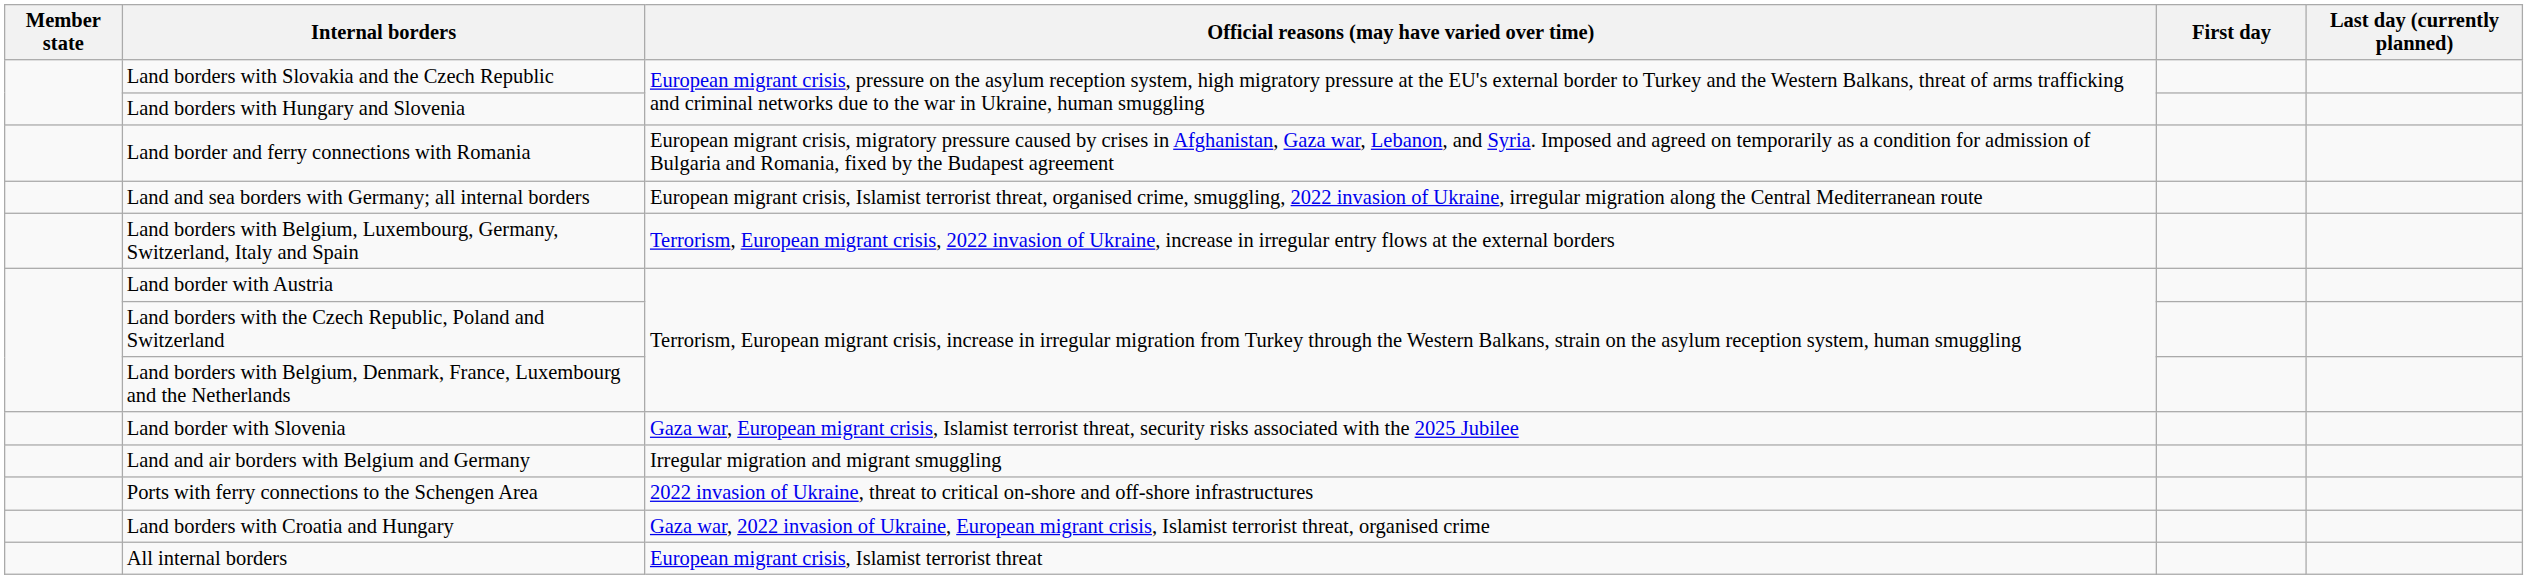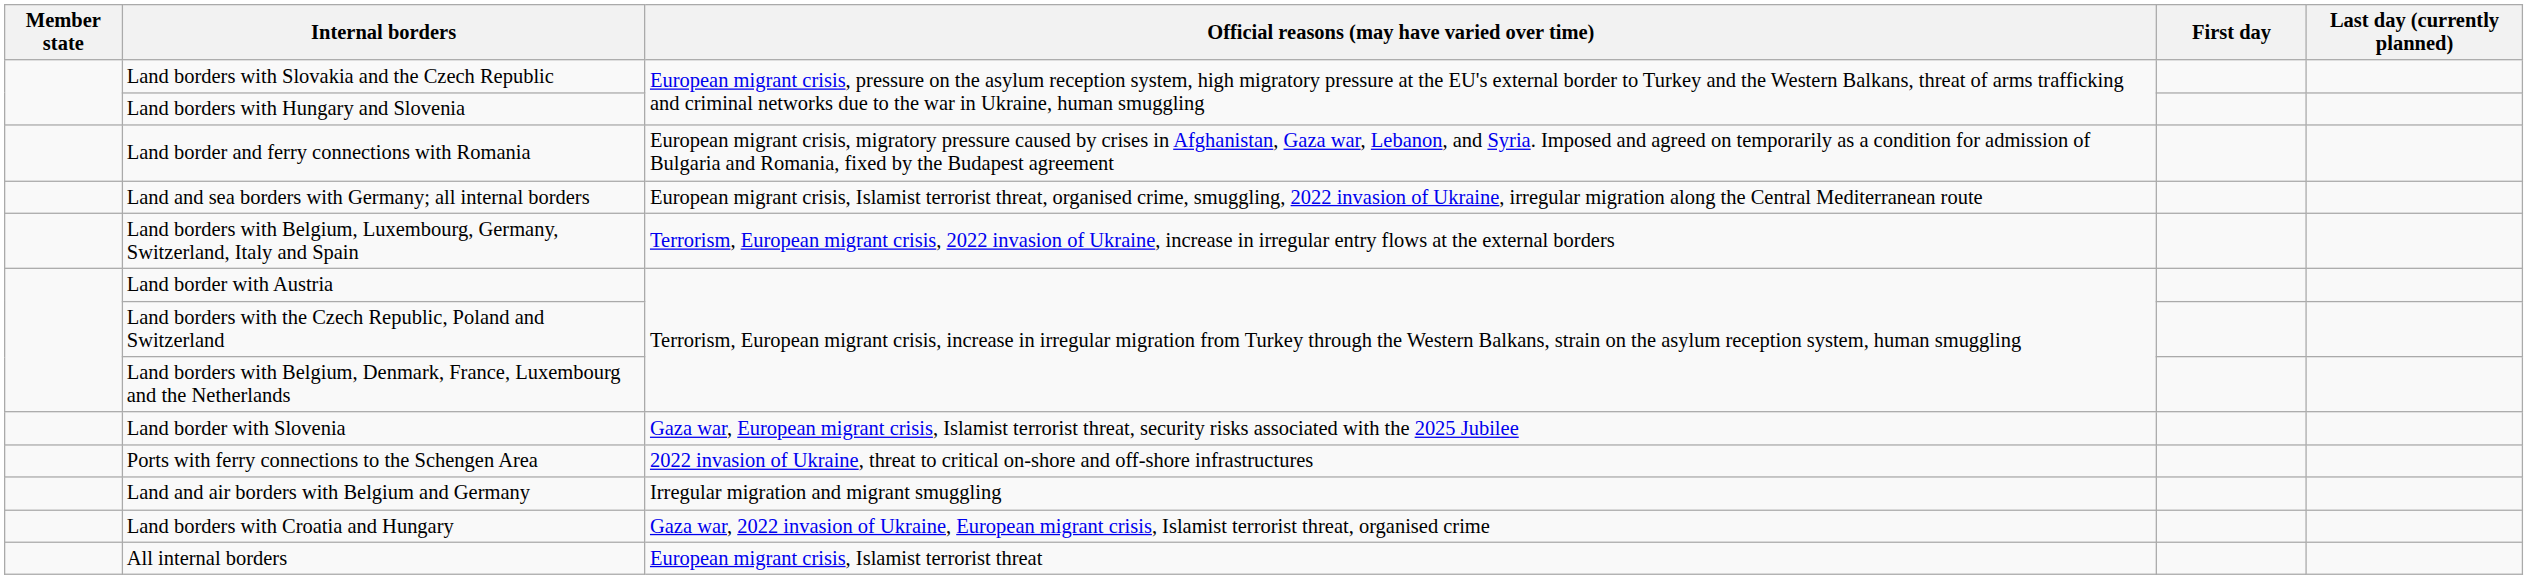rows swapped: (328, 460) <-> (332, 493)
